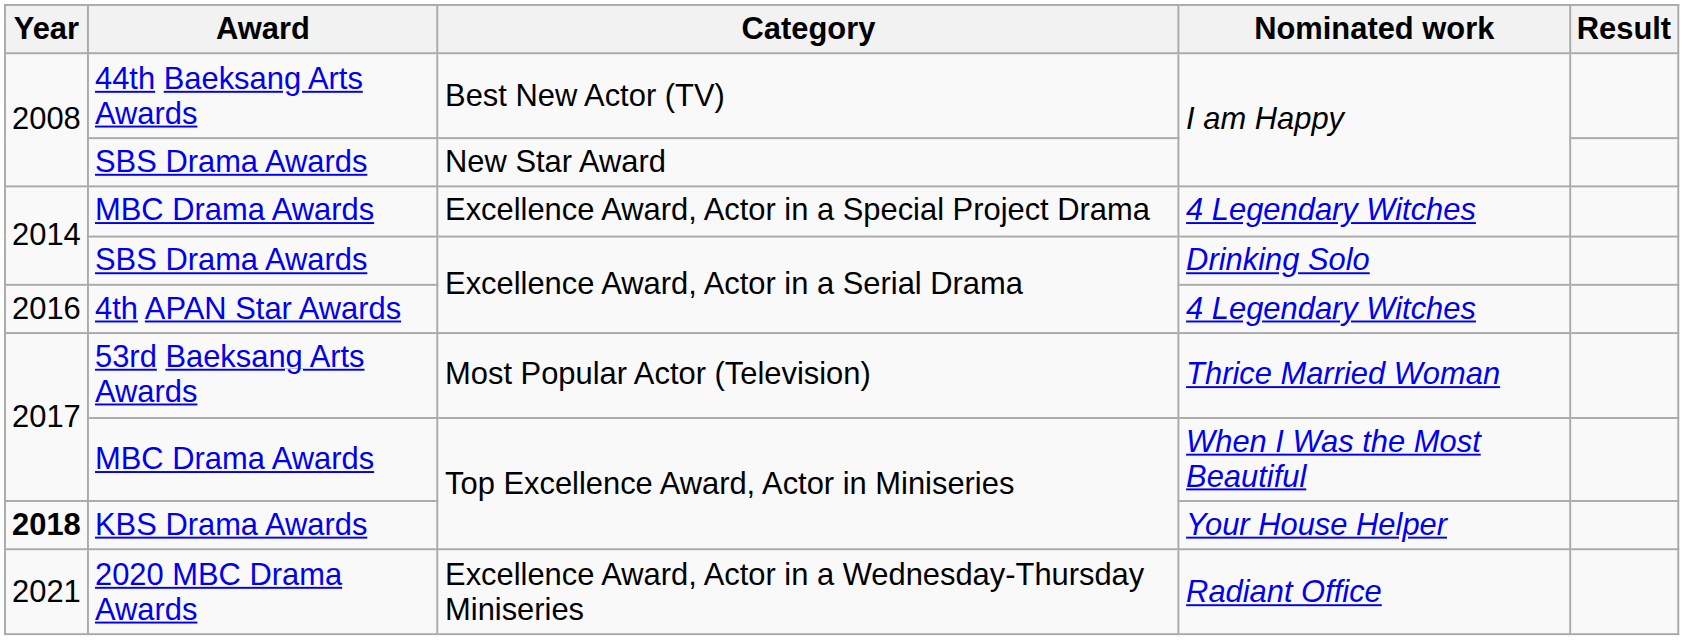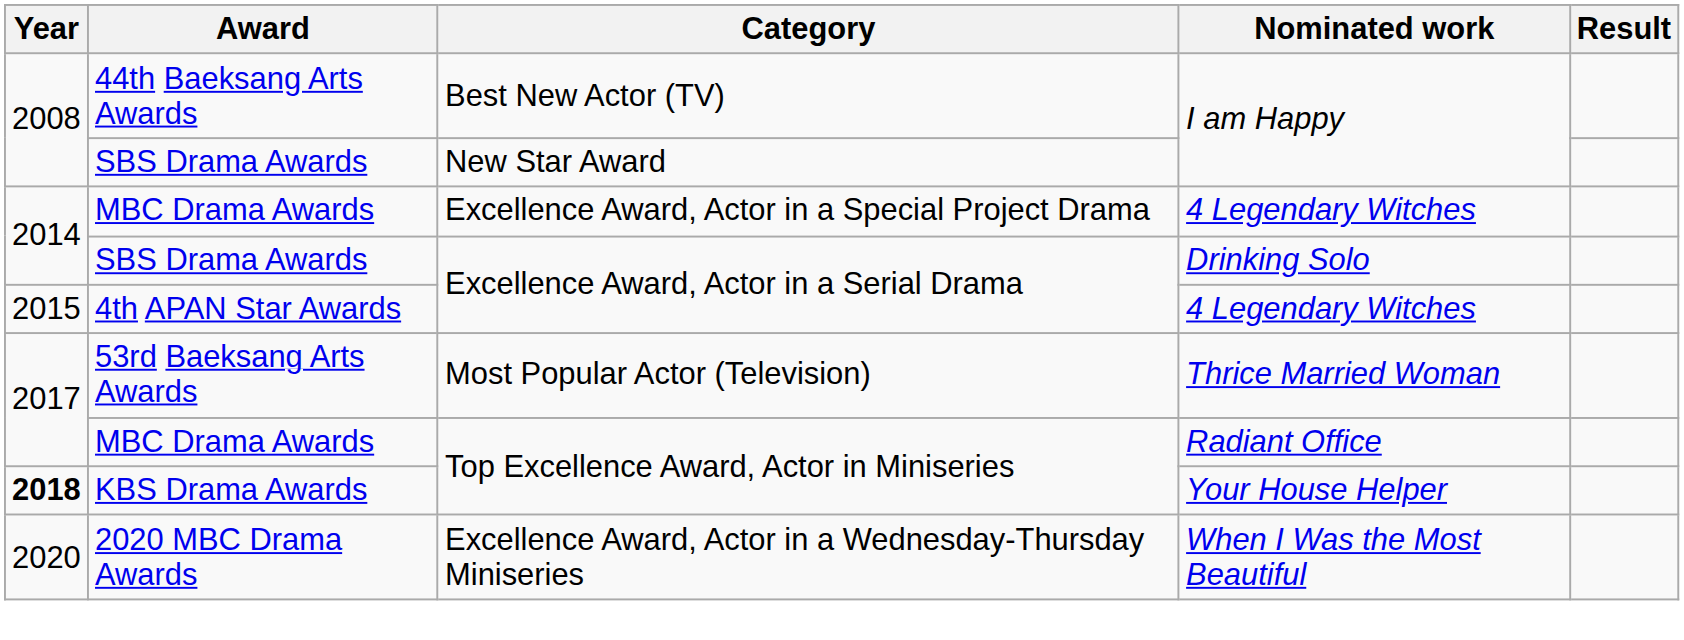(46, 308) 2016 -> (46, 308) 2015
(1333, 458) When I Was the Most Beautiful -> (1284, 441) Radiant Office
(46, 591) 2021 -> (46, 556) 2020
(1284, 591) Radiant Office -> (1333, 556) When I Was the Most Beautiful
